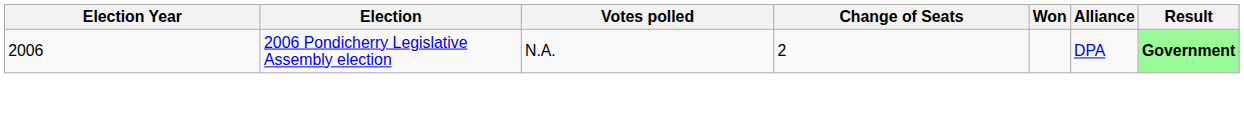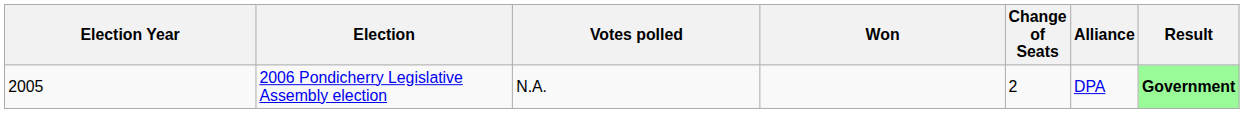columns swapped: (1050, 17) <-> (901, 17)
(26, 51) 2006 -> (26, 86) 2005
